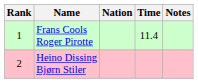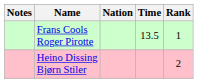columns swapped: (19, 12) <-> (178, 12)
(149, 35) 11.4 -> (149, 35) 13.5
